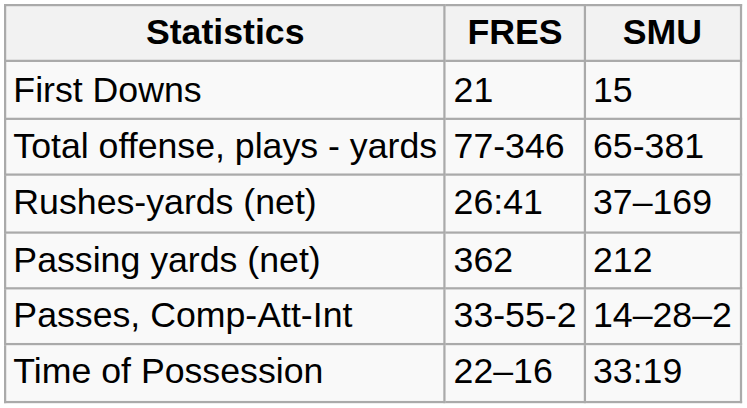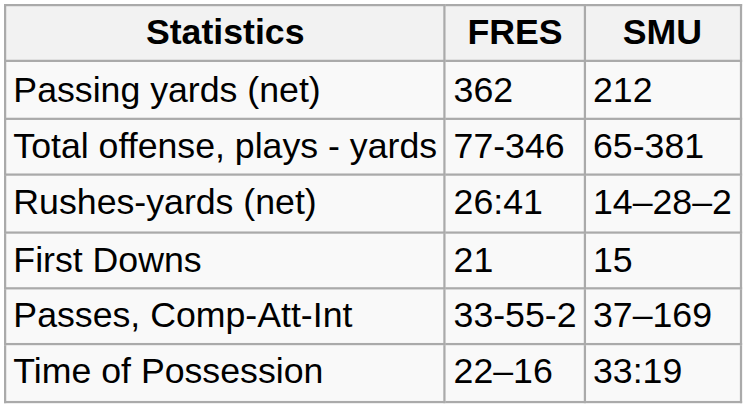rows swapped: (108, 89) <-> (167, 259)
(653, 202) 37–169 -> (662, 202) 14–28–2
(662, 315) 14–28–2 -> (653, 315) 37–169
